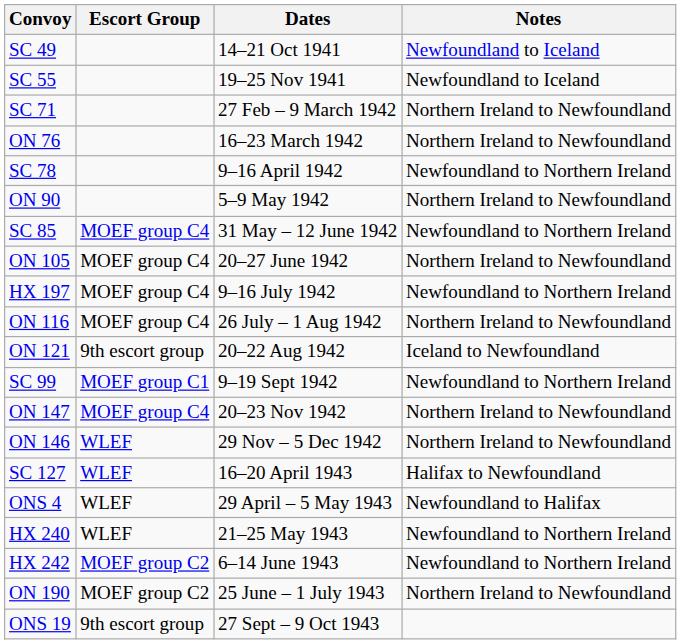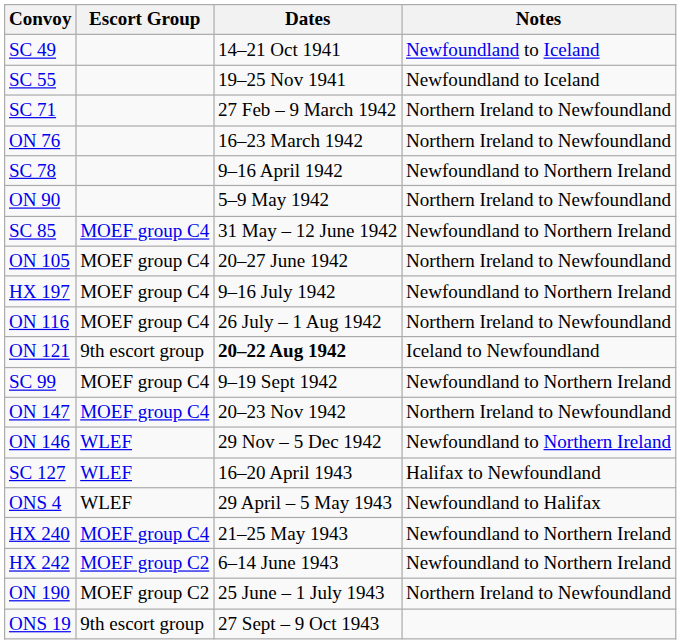(281, 351) normal -> (282, 351) bold
(145, 381) MOEF group C1 -> (145, 381) MOEF group C4
(539, 442) Northern Ireland to Newfoundland -> (539, 442) Newfoundland to Northern Ireland
(106, 532) WLEF -> (145, 532) MOEF group C4
